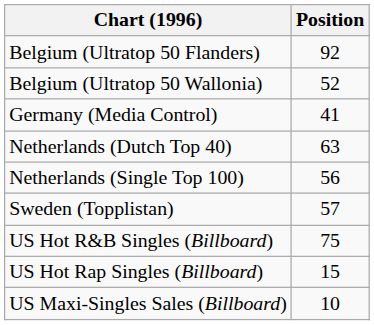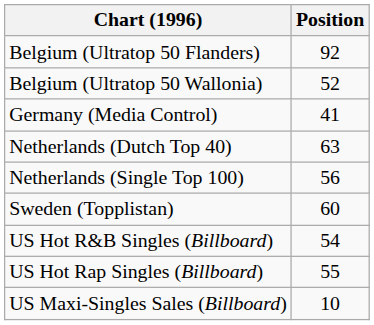(330, 209) 57 -> (330, 209) 60
(330, 240) 75 -> (330, 240) 54
(330, 271) 15 -> (330, 271) 55
